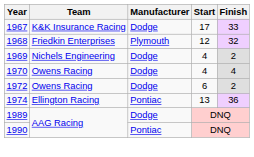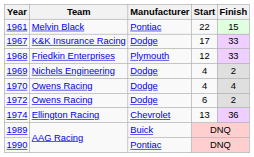+ row: (17, 27)
(233, 42) 32 -> (233, 56) 33
(146, 101) Pontiac -> (150, 116) Chevrolet
(144, 116) Dodge -> (142, 130) Buick
